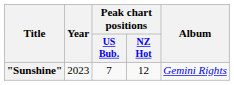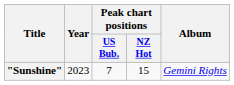(144, 71) 12 -> (144, 71) 15
